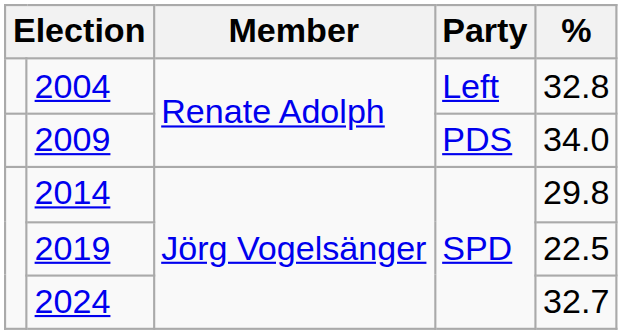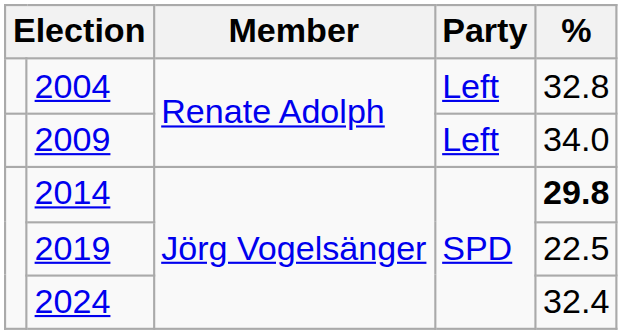(477, 139) PDS -> (471, 139) Left
(576, 193) normal -> (576, 193) bold
(576, 301) 32.7 -> (576, 301) 32.4
